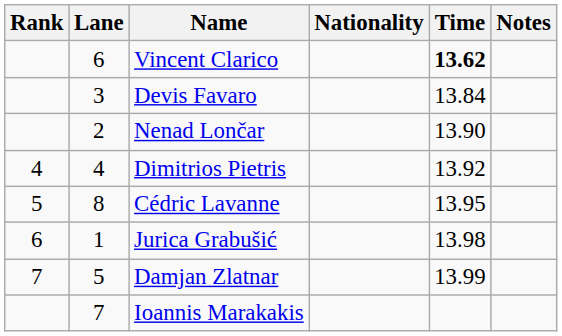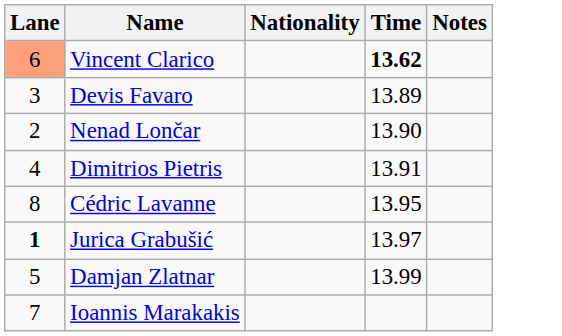- column: (37, 22)
(99, 58) no background -> (35, 58) lightsalmon background
(460, 95) 13.84 -> (396, 95) 13.89
(460, 167) 13.92 -> (396, 167) 13.91
(99, 240) normal -> (35, 240) bold
(460, 240) 13.98 -> (396, 240) 13.97
